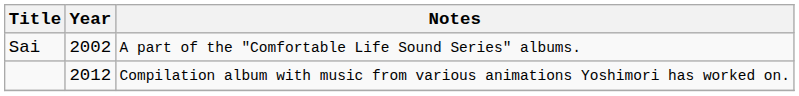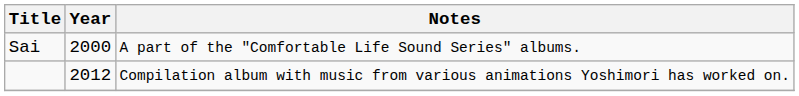(90, 47) 2002 -> (90, 47) 2000
